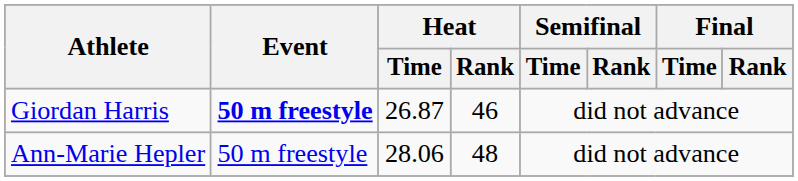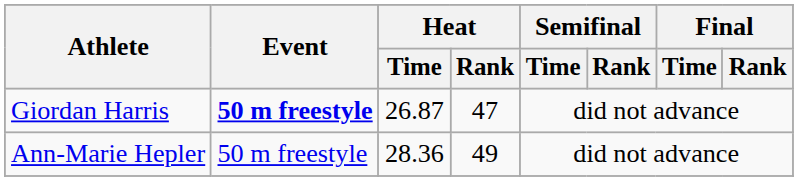(485, 110) 46 -> (485, 110) 47
(414, 153) 28.06 -> (414, 153) 28.36
(485, 153) 48 -> (485, 153) 49
